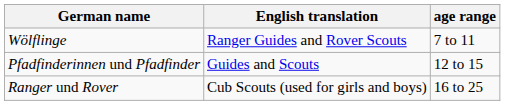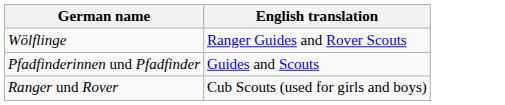- column: (465, 16)
